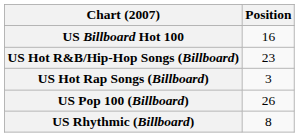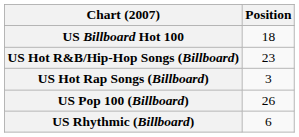(268, 36) 16 -> (268, 36) 18
(268, 121) 8 -> (268, 121) 6
